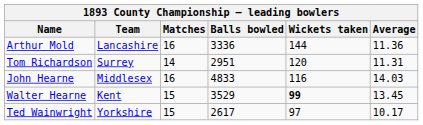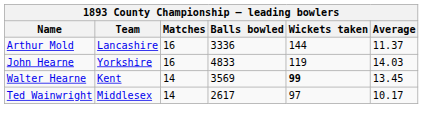(388, 46) 11.36 -> (388, 46) 11.37
- row: (50, 62)
(125, 79) Middlesex -> (125, 62) Yorkshire
(298, 79) 116 -> (298, 62) 119
(169, 95) 15 -> (169, 79) 14
(223, 95) 3529 -> (223, 79) 3569
(125, 112) Yorkshire -> (125, 95) Middlesex
(169, 112) 15 -> (169, 95) 14
